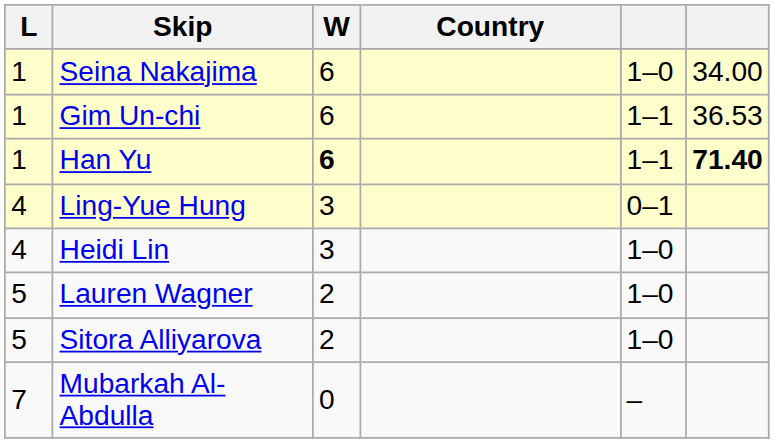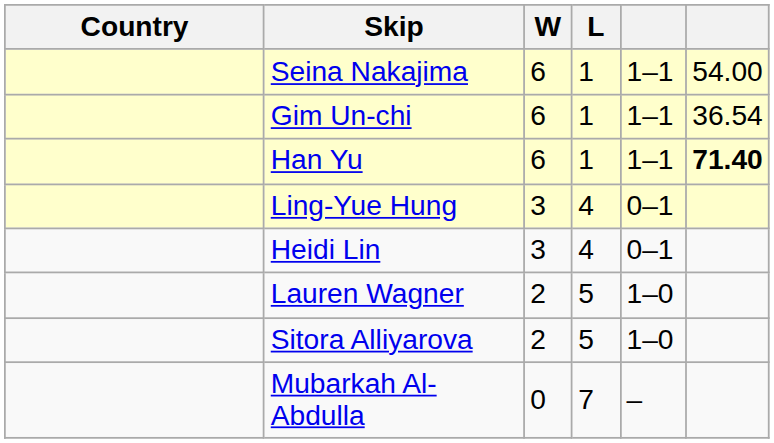columns swapped: (490, 26) <-> (29, 26)
(650, 71) 1–0 -> (650, 71) 1–1
(728, 71) 34.00 -> (728, 71) 54.00
(728, 116) 36.53 -> (728, 116) 36.54
(327, 160) bold -> (538, 160) normal
(650, 250) 1–0 -> (650, 250) 0–1
